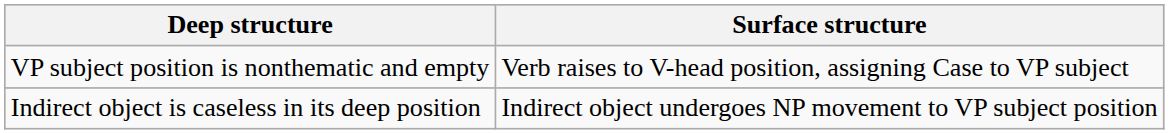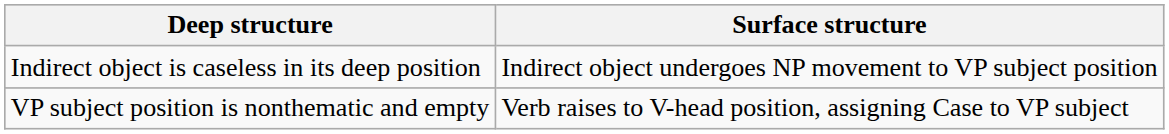rows swapped: (246, 107) <-> (250, 66)
